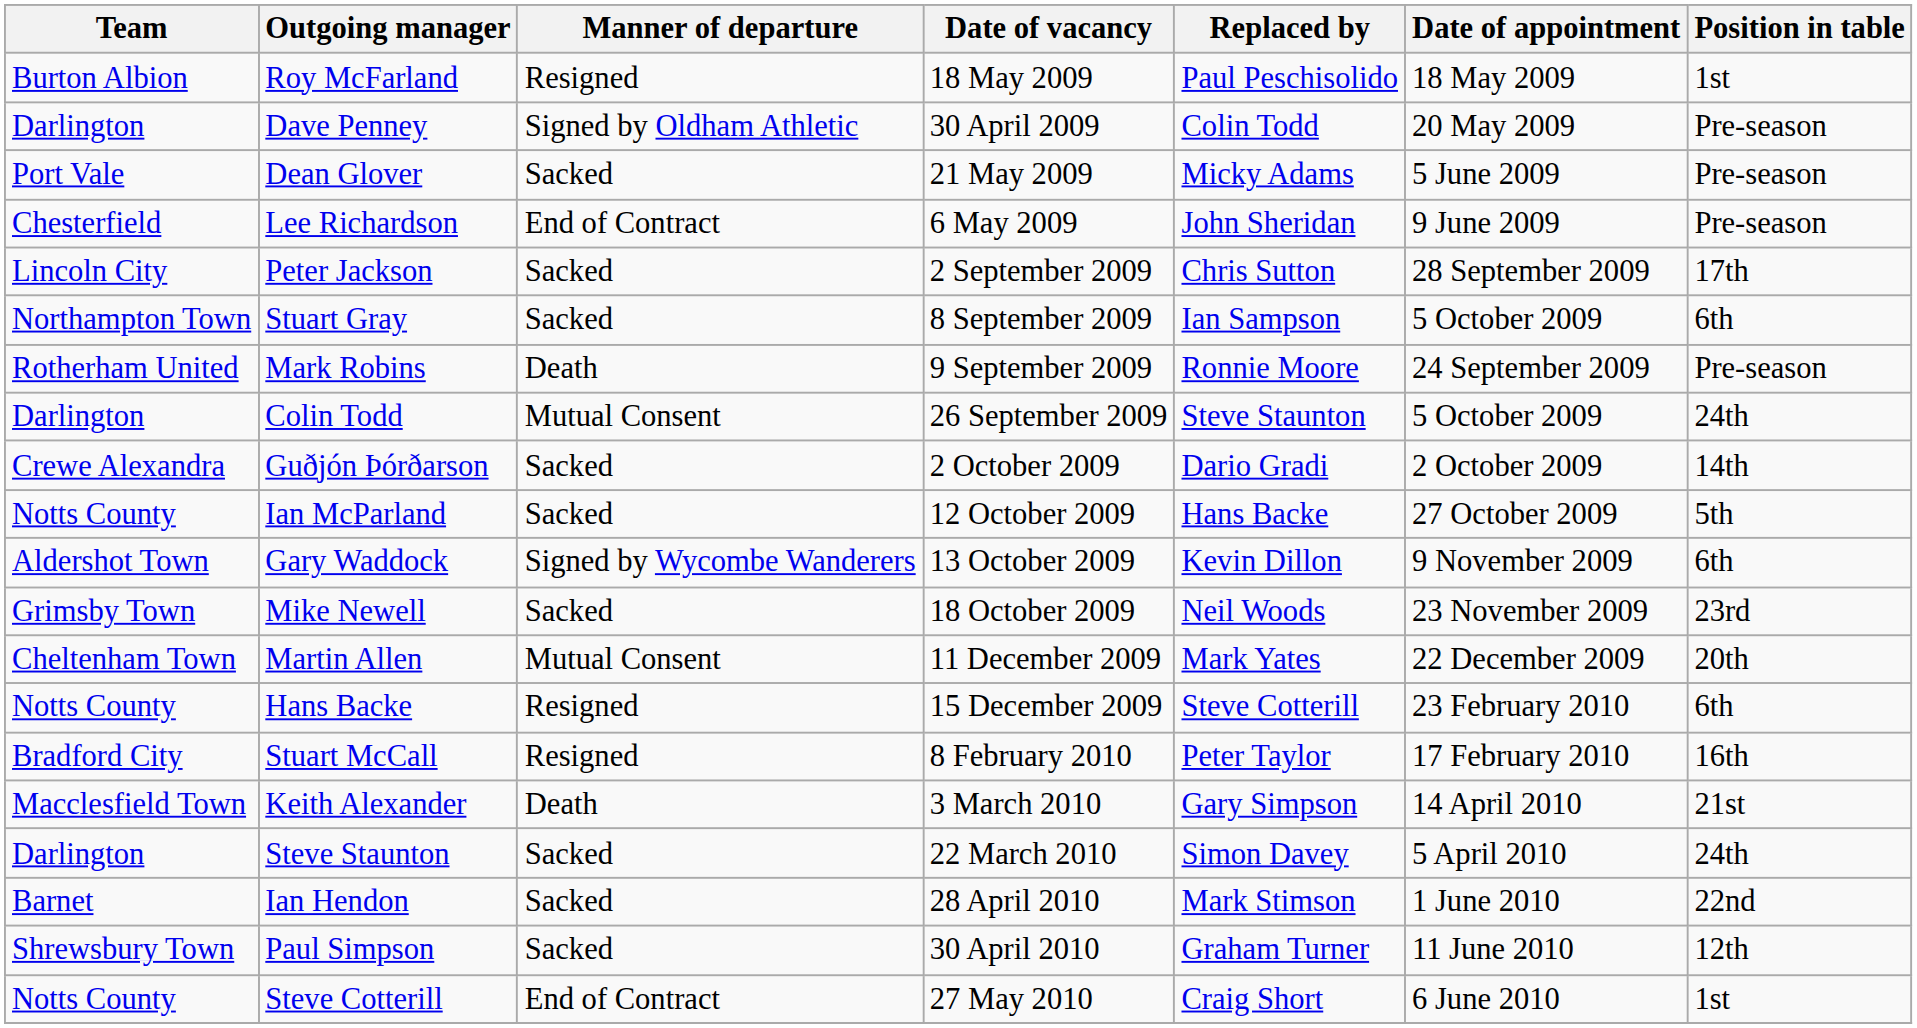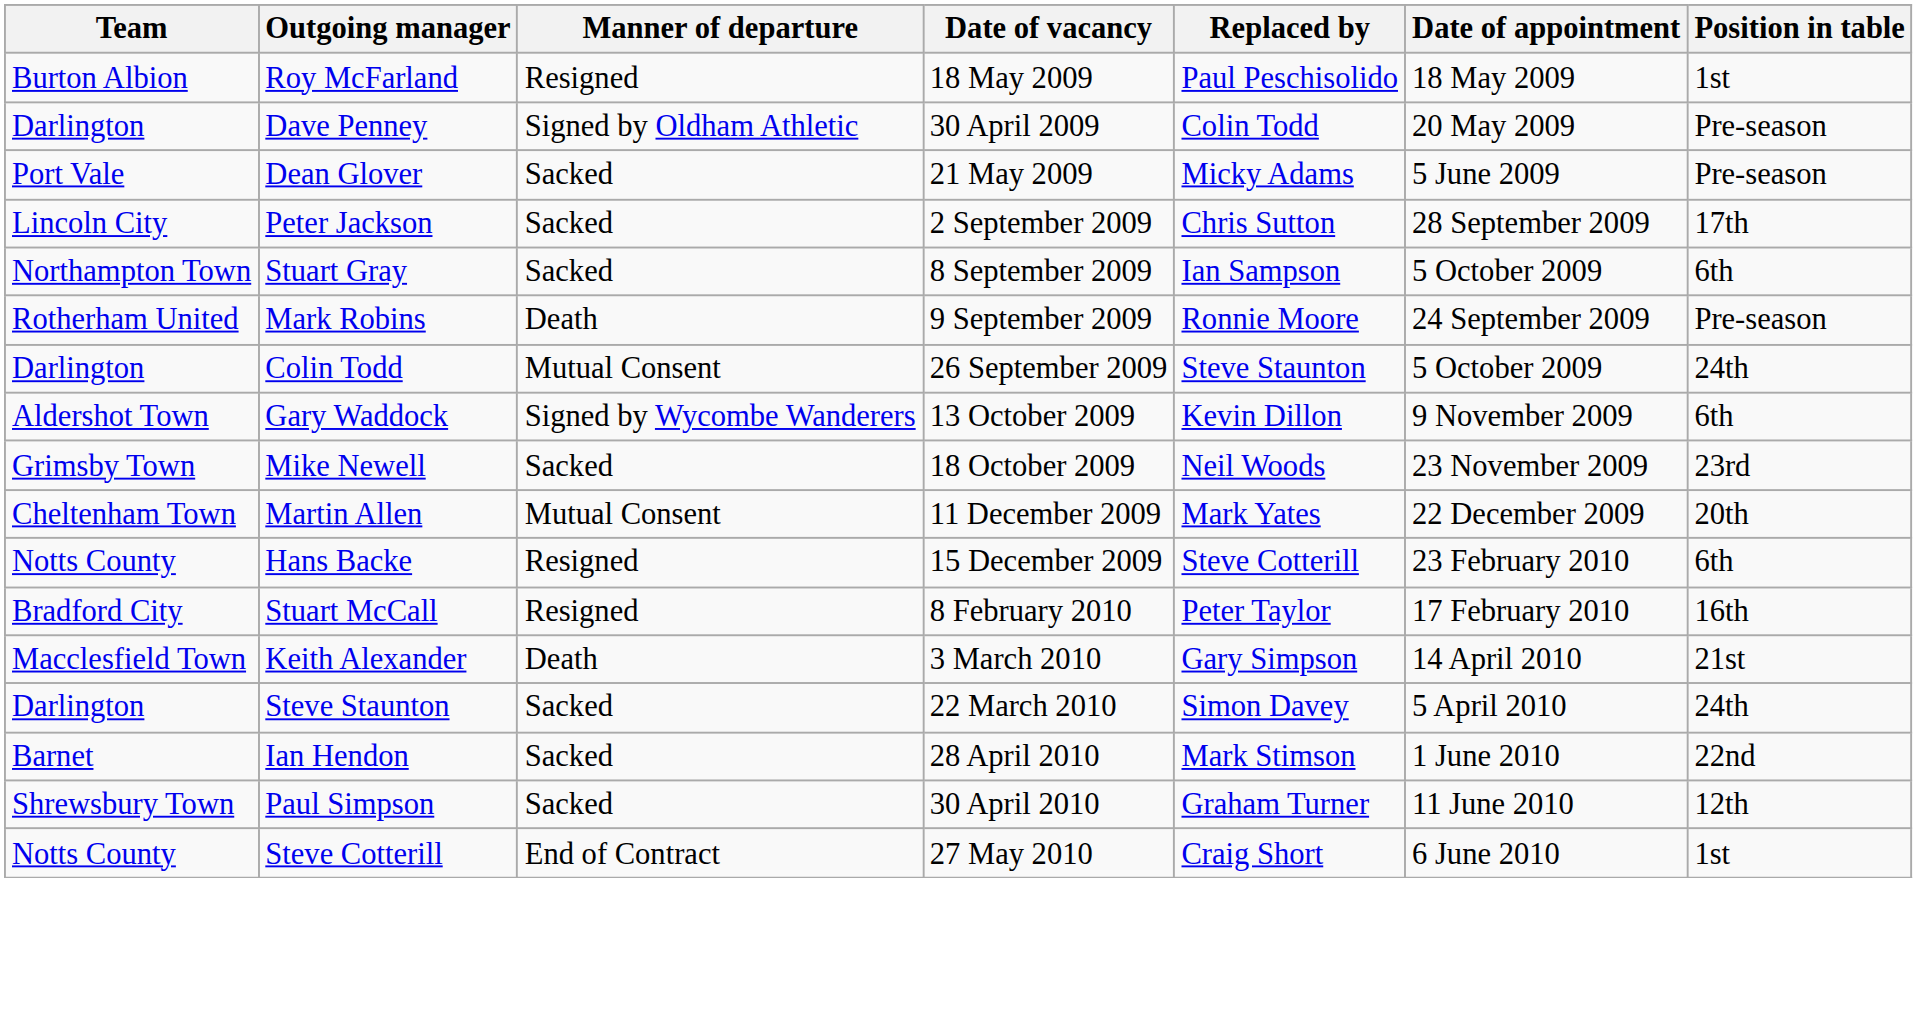- row: (362, 222)
- row: (377, 464)
- row: (356, 513)
